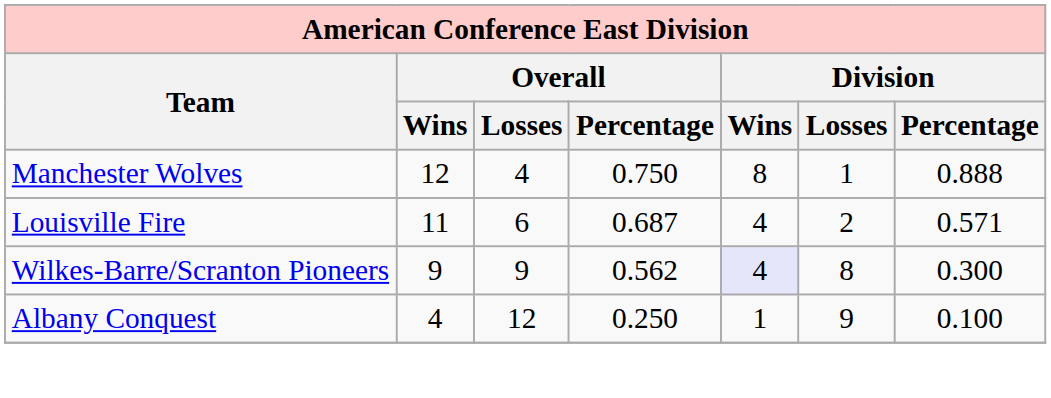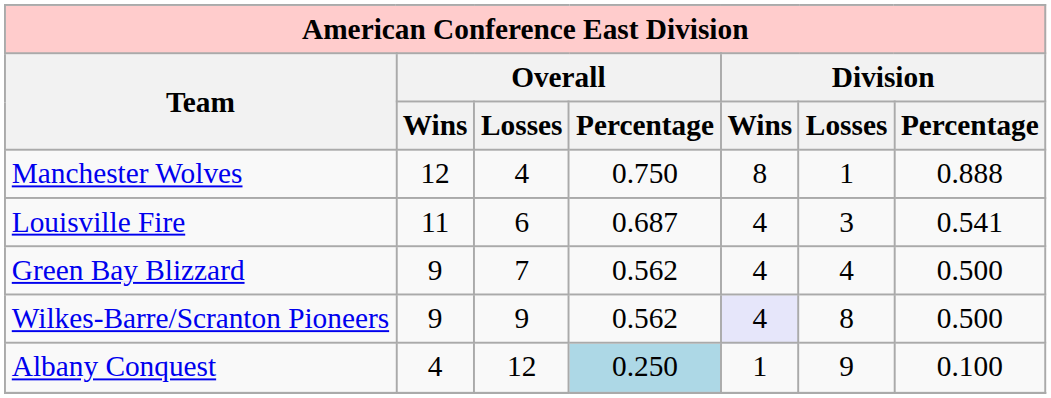(847, 222) 2 -> (847, 222) 3
(970, 222) 0.571 -> (970, 222) 0.541
+ row: (128, 270)
(970, 270) 0.300 -> (970, 319) 0.500
(645, 319) no background -> (645, 367) lightblue background
